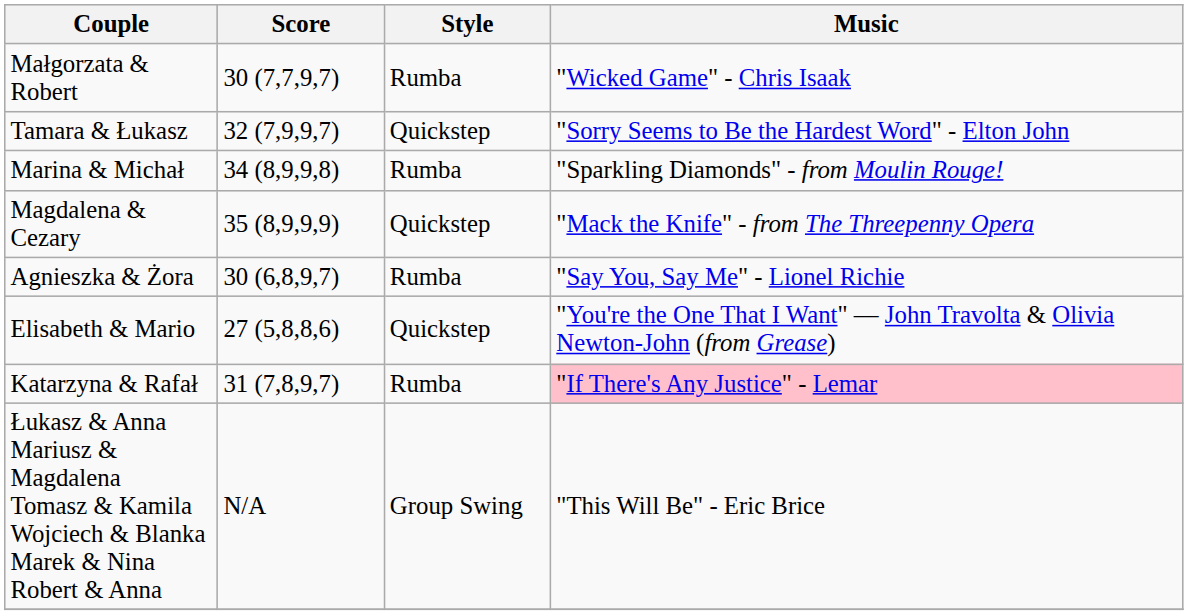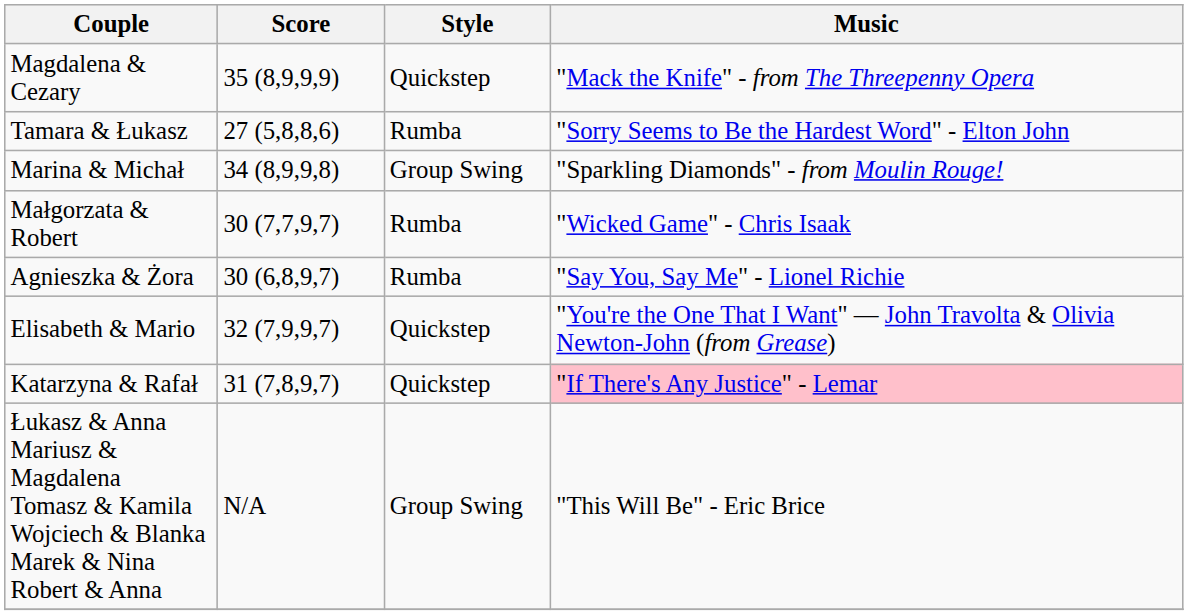rows swapped: (80, 77) <-> (78, 223)
(281, 130) 32 (7,9,9,7) -> (281, 130) 27 (5,8,8,6)
(440, 130) Quickstep -> (426, 130) Rumba
(426, 170) Rumba -> (456, 170) Group Swing
(281, 329) 27 (5,8,8,6) -> (281, 329) 32 (7,9,9,7)
(426, 383) Rumba -> (440, 383) Quickstep
